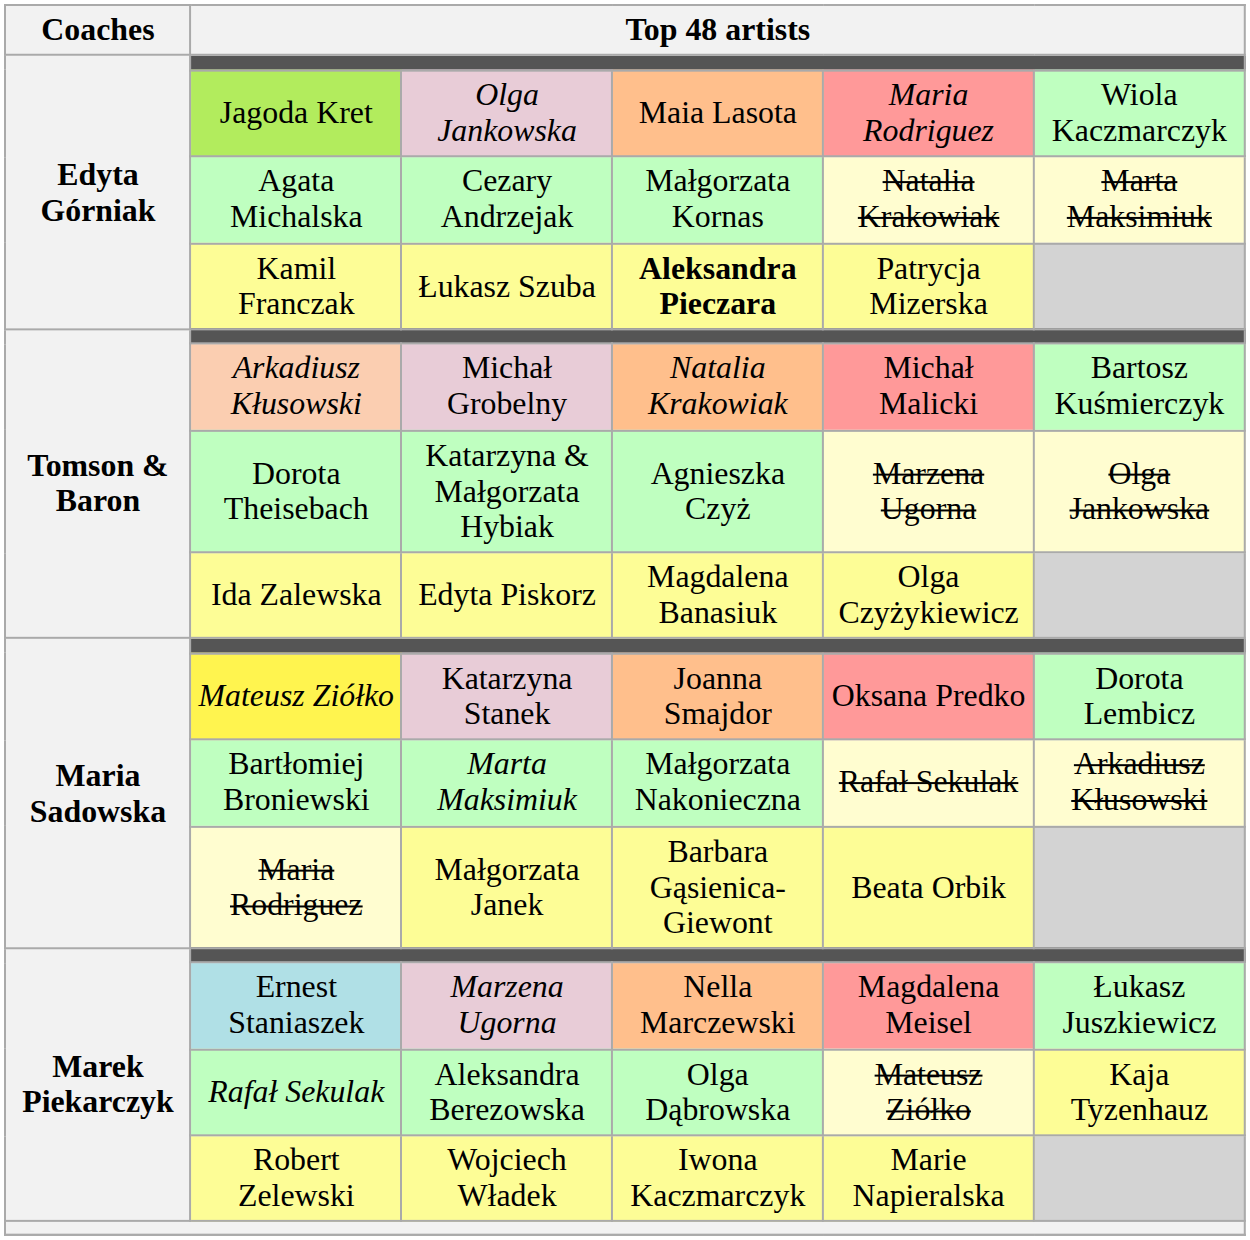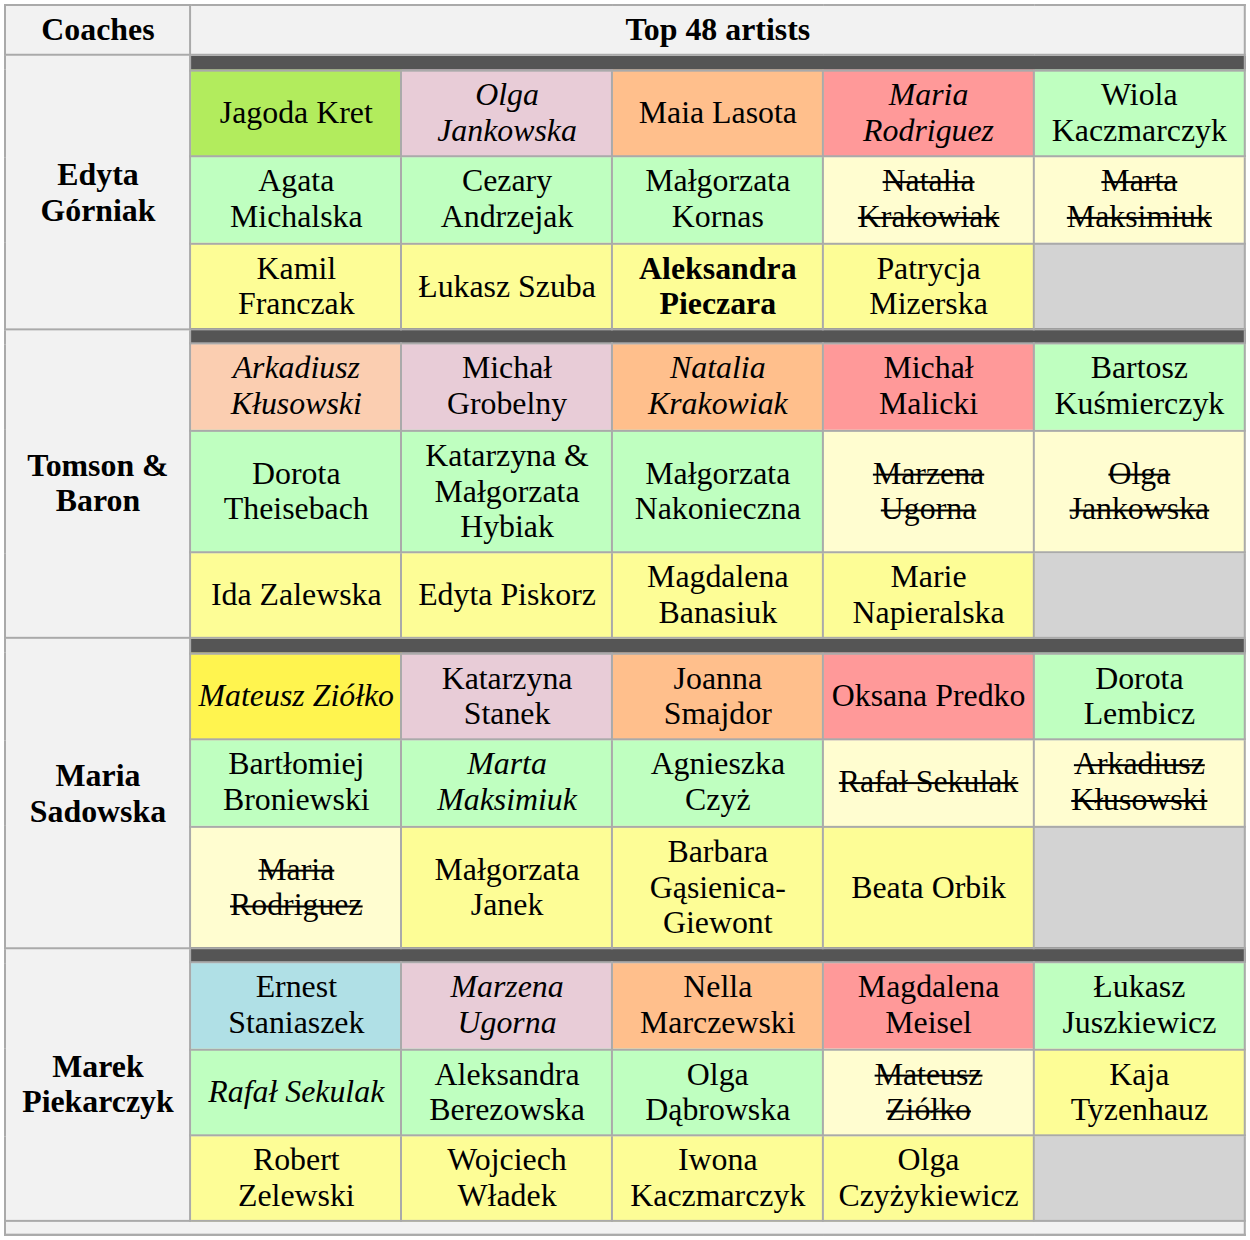(718, 490) Agnieszka Czyż -> (718, 490) Małgorzata Nakonieczna
(929, 594) Olga Czyżykiewicz -> (929, 594) Marie Napieralska
(718, 782) Małgorzata Nakonieczna -> (718, 782) Agnieszka Czyż
(929, 1177) Marie Napieralska -> (929, 1177) Olga Czyżykiewicz
